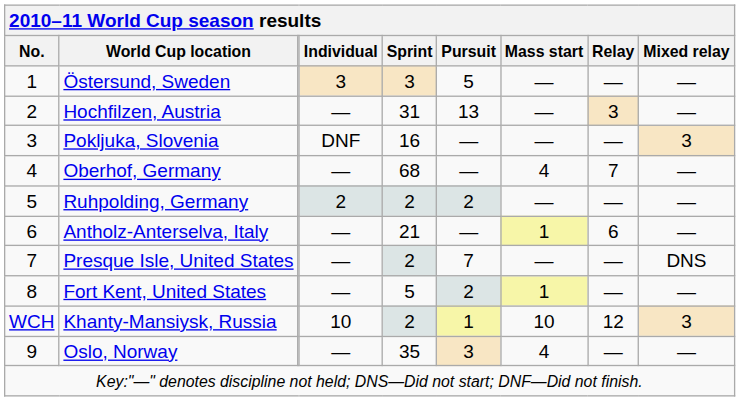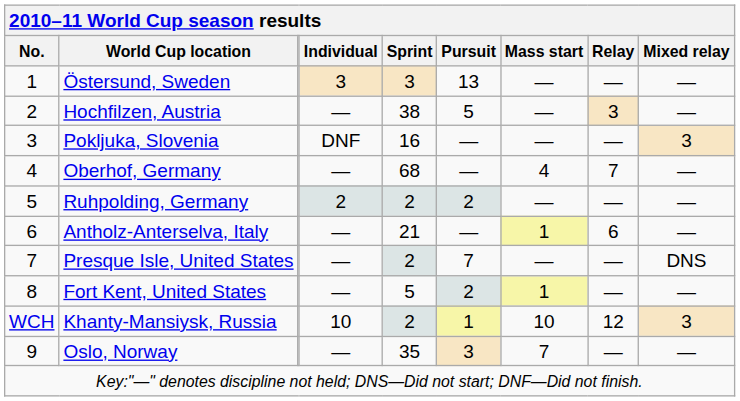(469, 81) 5 -> (469, 81) 13
(410, 111) 31 -> (410, 111) 38
(469, 111) 13 -> (469, 111) 5
(544, 351) 4 -> (544, 351) 7
